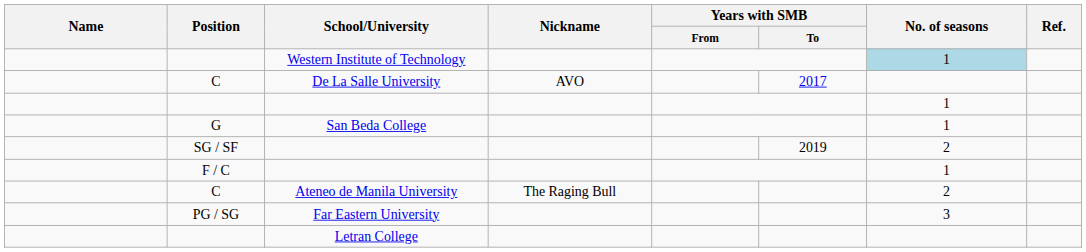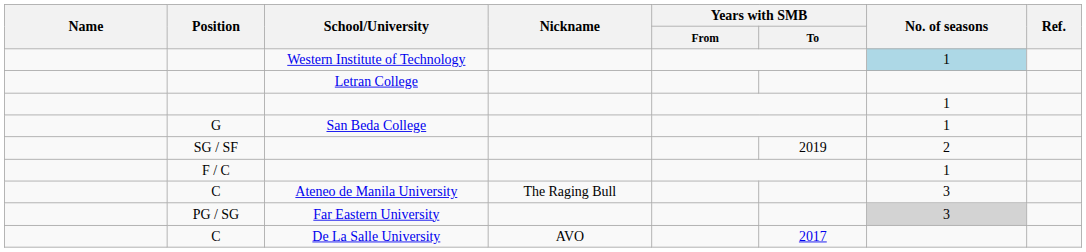rows swapped: (216, 81) <-> (216, 236)
(947, 192) 2 -> (947, 192) 3
(947, 214) no background -> (947, 214) lightgrey background
